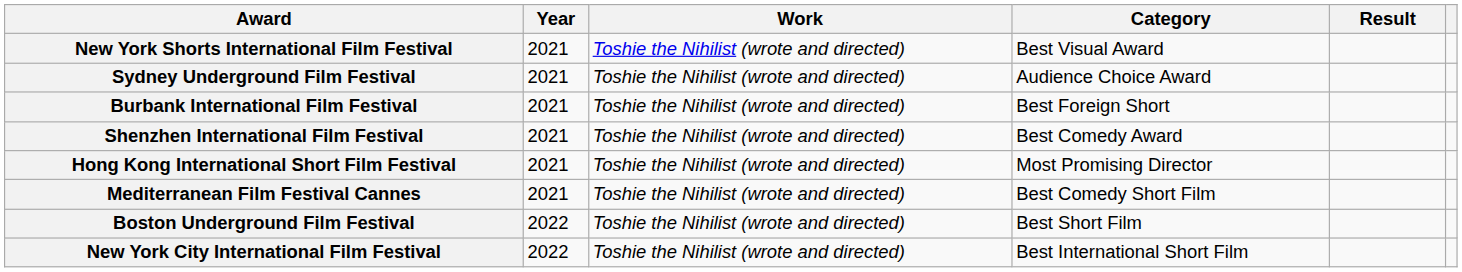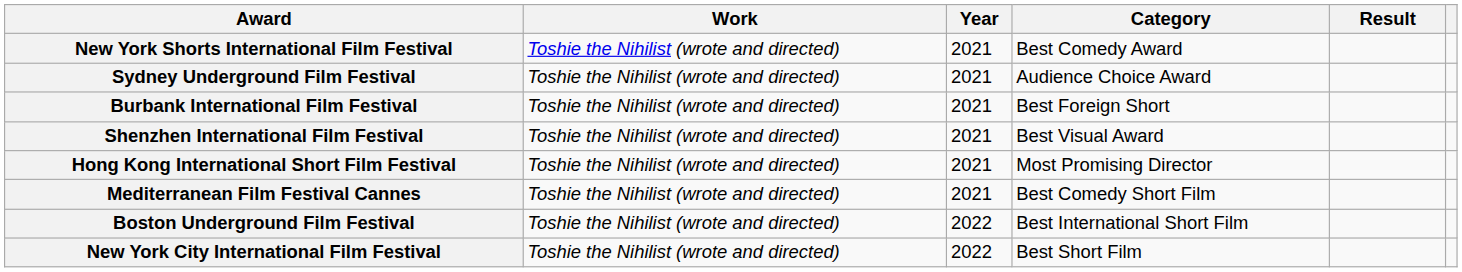columns swapped: (556, 19) <-> (800, 19)
(1090, 48) Best Visual Award -> (1099, 48) Best Comedy Award
(1099, 135) Best Comedy Award -> (1090, 135) Best Visual Award
(1079, 223) Best Short Film -> (1132, 223) Best International Short Film
(1132, 252) Best International Short Film -> (1079, 252) Best Short Film
